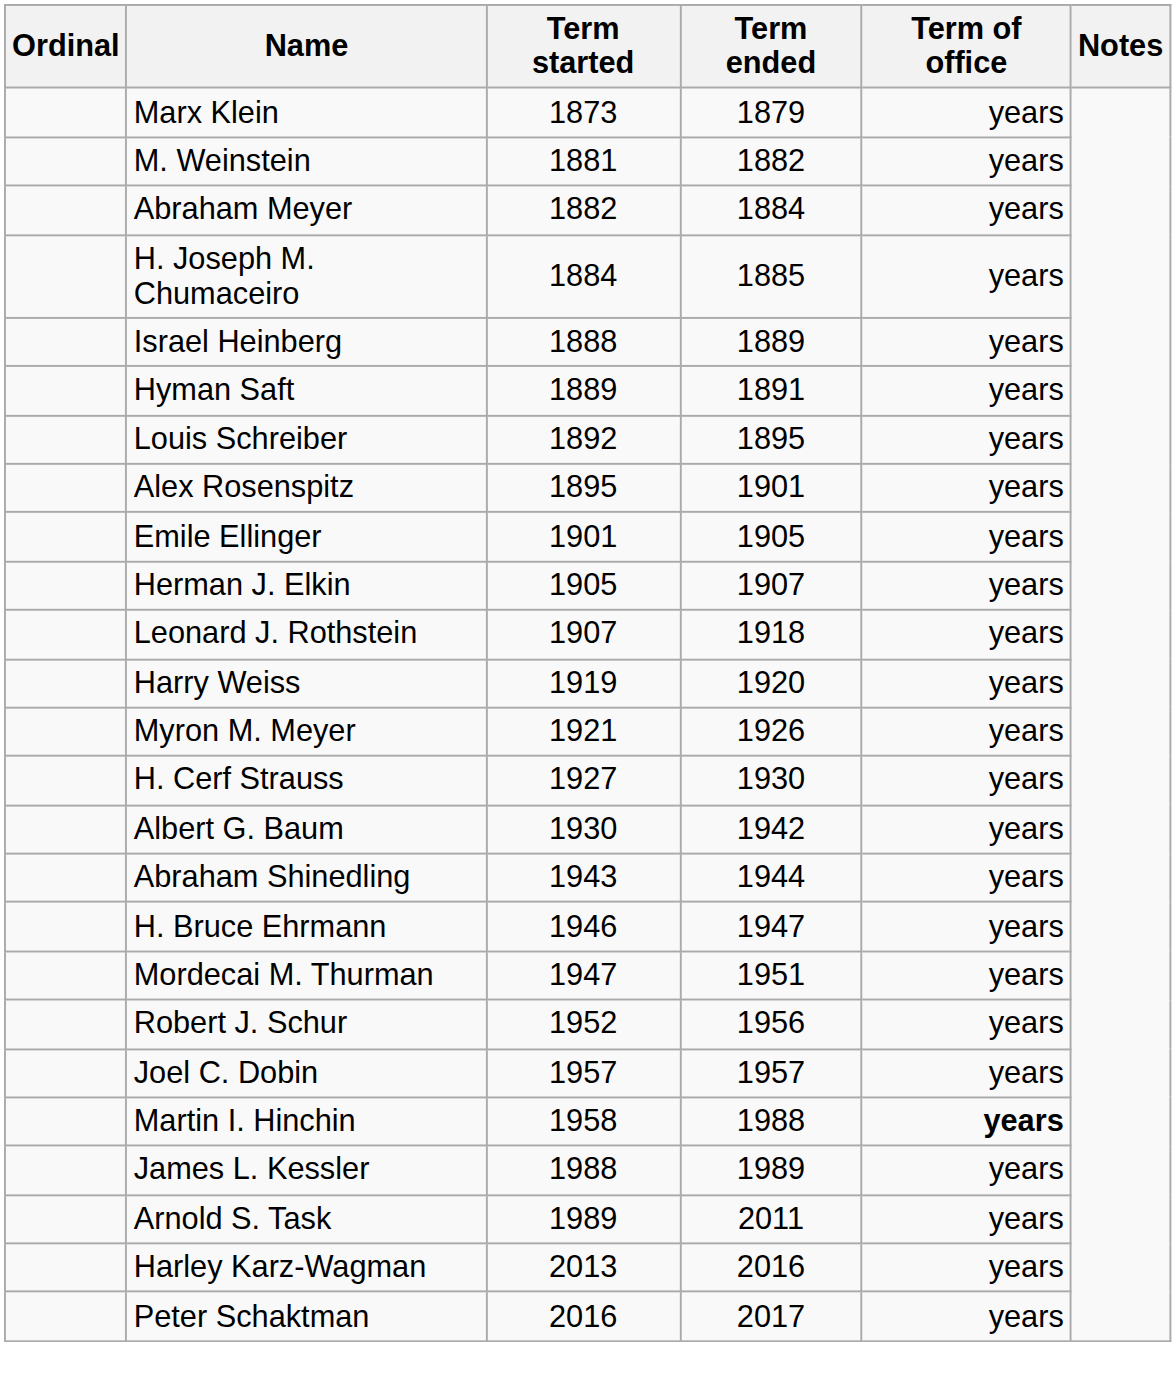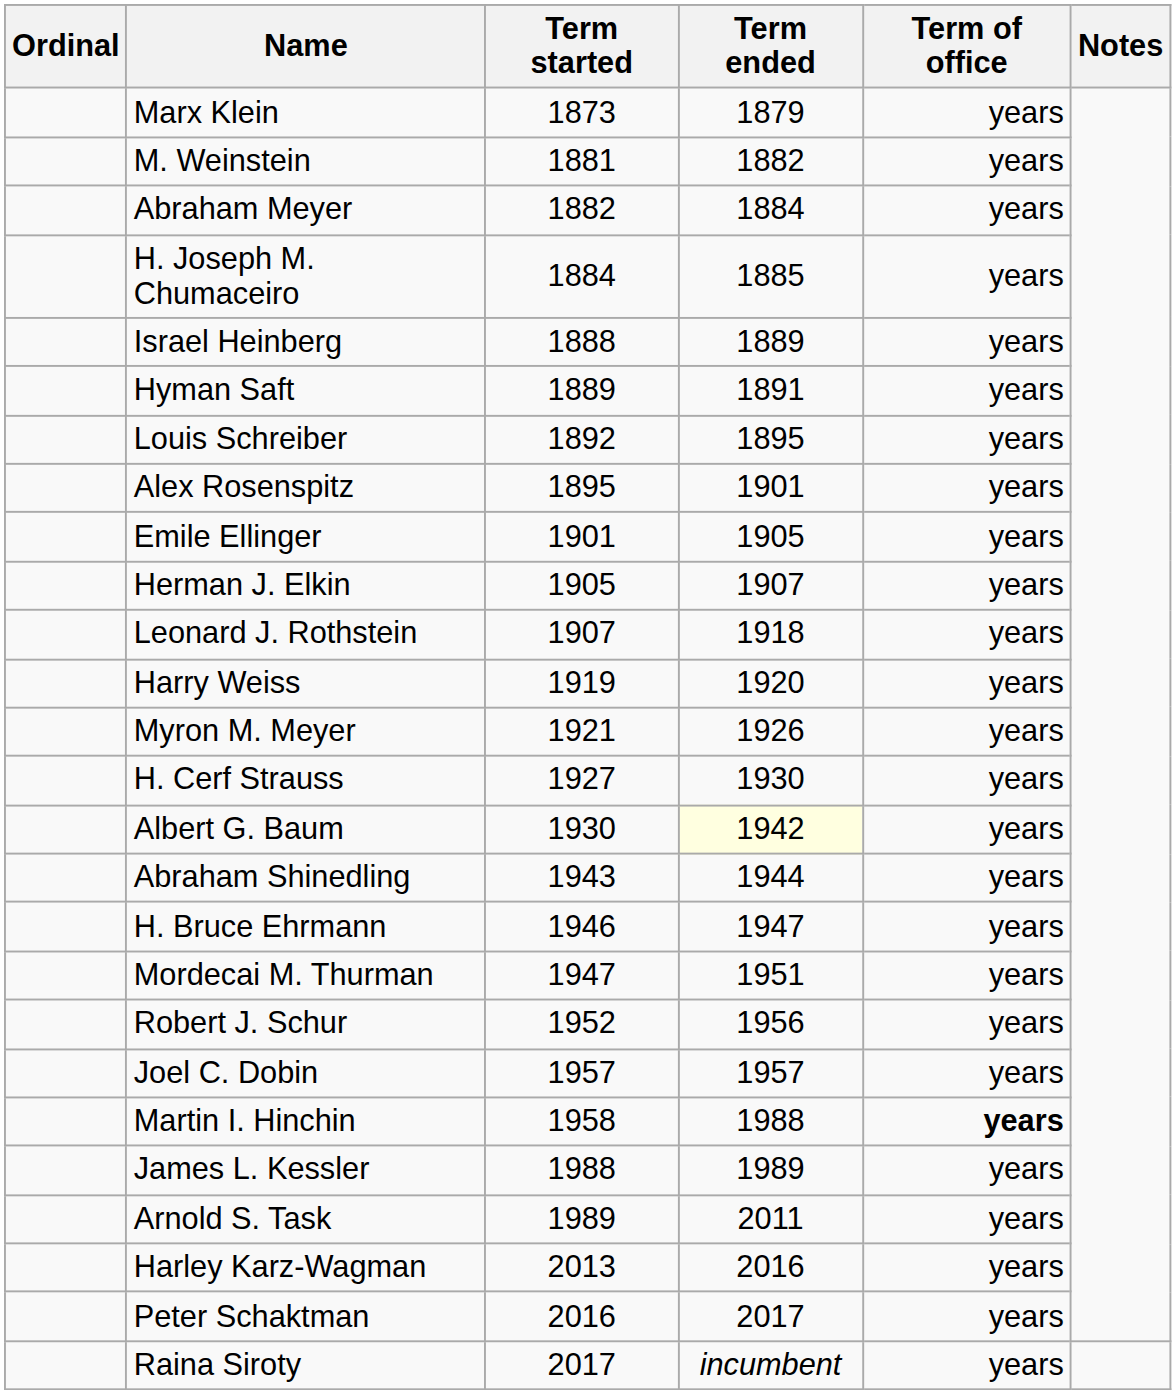(771, 828) no background -> (771, 828) lightyellow background
+ row: (217, 1364)
